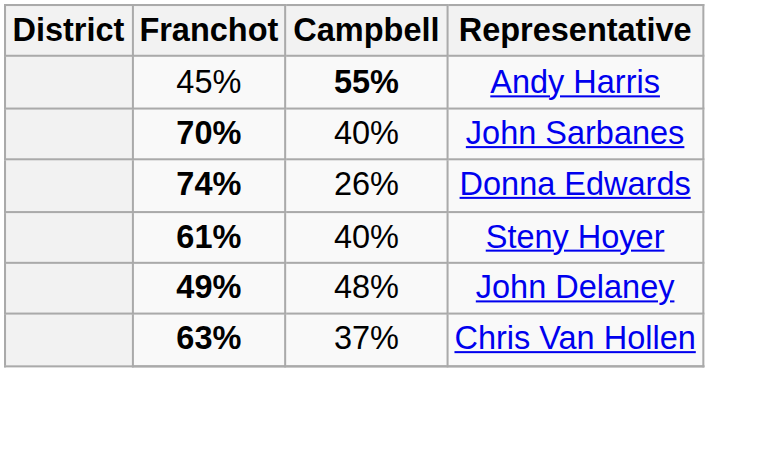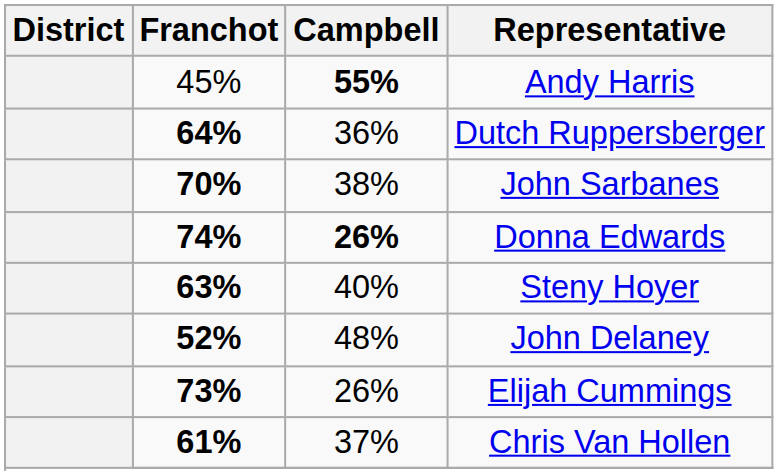+ row: (610, 133)
(366, 133) 40% -> (366, 184) 38%
(366, 184) normal -> (366, 236) bold
(209, 236) 61% -> (209, 287) 63%
(209, 287) 49% -> (209, 339) 52%
+ row: (610, 390)
(209, 339) 63% -> (209, 442) 61%
